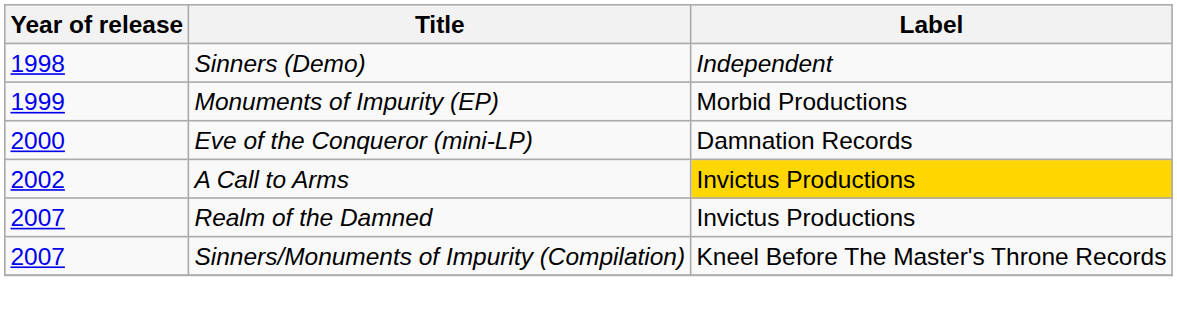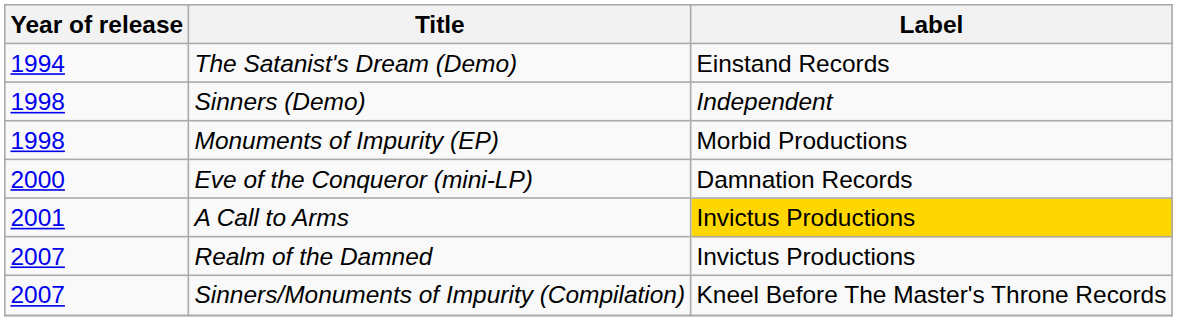+ row: (356, 63)
(38, 102) 1999 -> (38, 141) 1998
(38, 179) 2002 -> (38, 218) 2001
